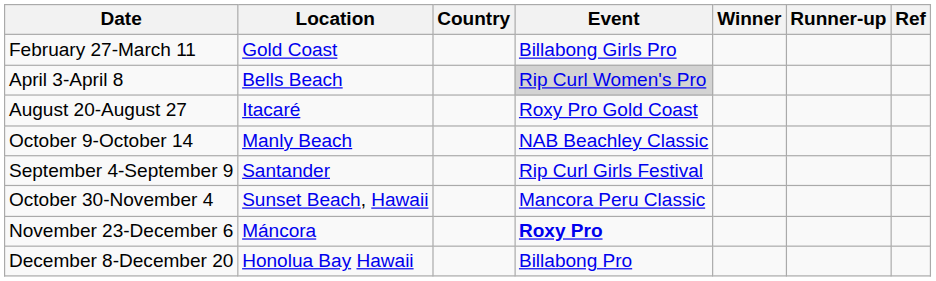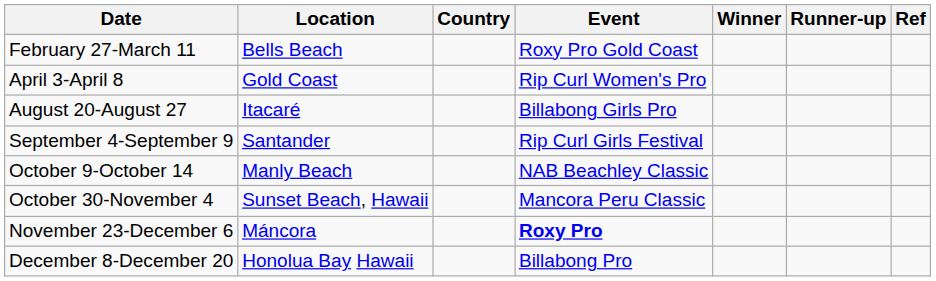(290, 49) Gold Coast -> (292, 49) Bells Beach
(598, 49) Billabong Girls Pro -> (608, 49) Roxy Pro Gold Coast
(292, 79) Bells Beach -> (290, 79) Gold Coast
(613, 79) lightgrey background -> (613, 79) no background
(608, 110) Roxy Pro Gold Coast -> (598, 110) Billabong Girls Pro
rows swapped: (121, 170) <-> (101, 140)
